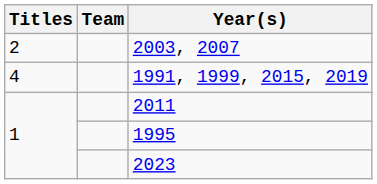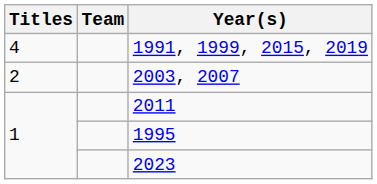rows swapped: (250, 77) <-> (186, 48)
